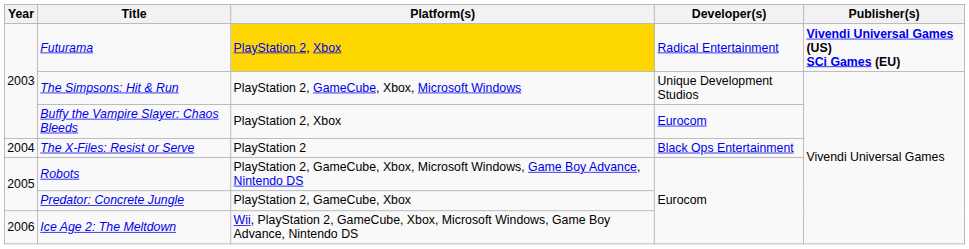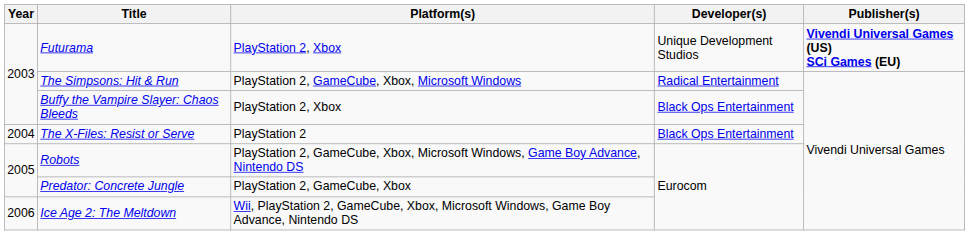(287, 47) gold background -> (287, 47) no background
(718, 47) Radical Entertainment -> (715, 47) Unique Development Studios
(715, 87) Unique Development Studios -> (718, 81) Radical Entertainment
(682, 121) Eurocom -> (726, 107) Black Ops Entertainment
